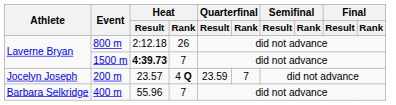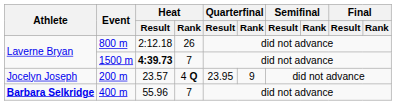(215, 77) 23.59 -> (220, 77) 23.95
(246, 77) 7 -> (252, 77) 9
(48, 93) normal -> (50, 93) bold
